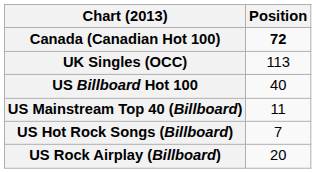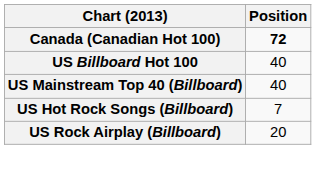- row: (125, 62)
(278, 109) 11 -> (278, 86) 40
